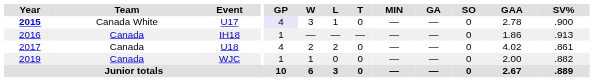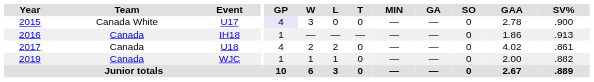(30, 22) bold -> (30, 22) normal
(335, 22) 1 -> (335, 22) 0
(335, 59) 0 -> (335, 59) 1
